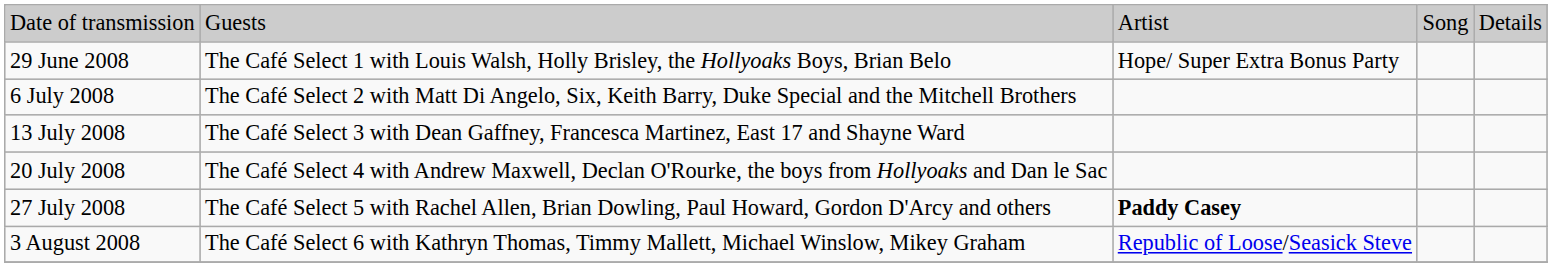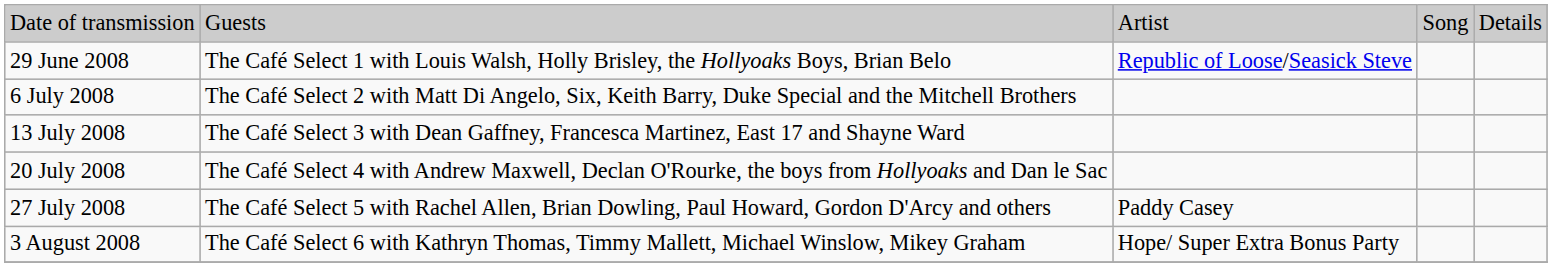(1258, 60) Hope/ Super Extra Bonus Party -> (1265, 60) Republic of Loose/Seasick Steve
(1179, 207) bold -> (1176, 207) normal
(1265, 244) Republic of Loose/Seasick Steve -> (1258, 244) Hope/ Super Extra Bonus Party
